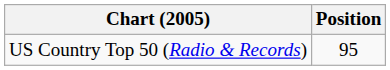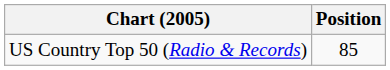(349, 49) 95 -> (349, 49) 85
